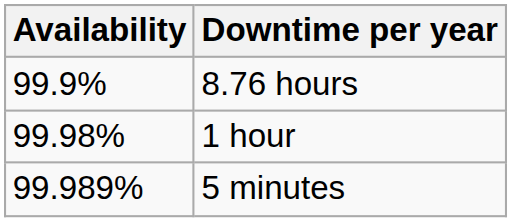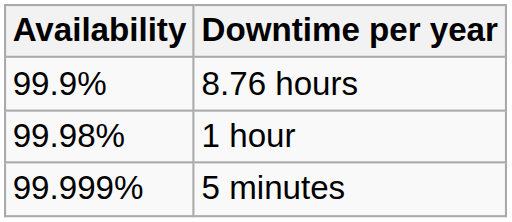(78, 188) 99.989% -> (78, 188) 99.999%
